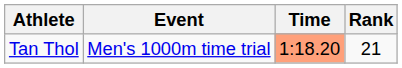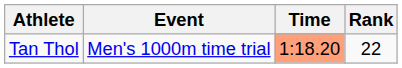(371, 48) 21 -> (371, 48) 22
